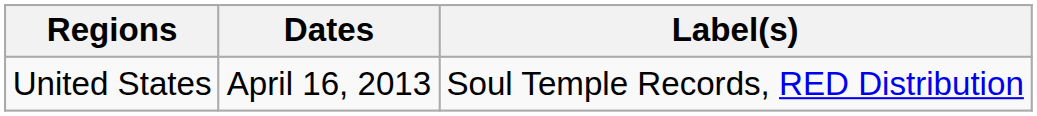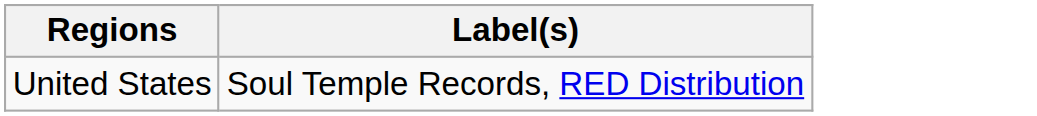- column: (329, 30)
